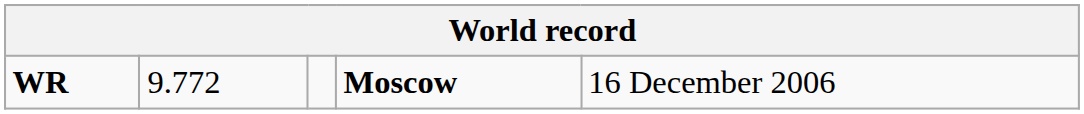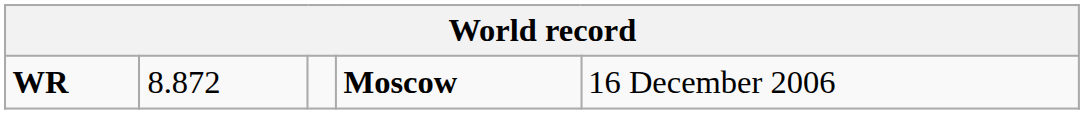(184, 81) 9.772 -> (184, 81) 8.872
